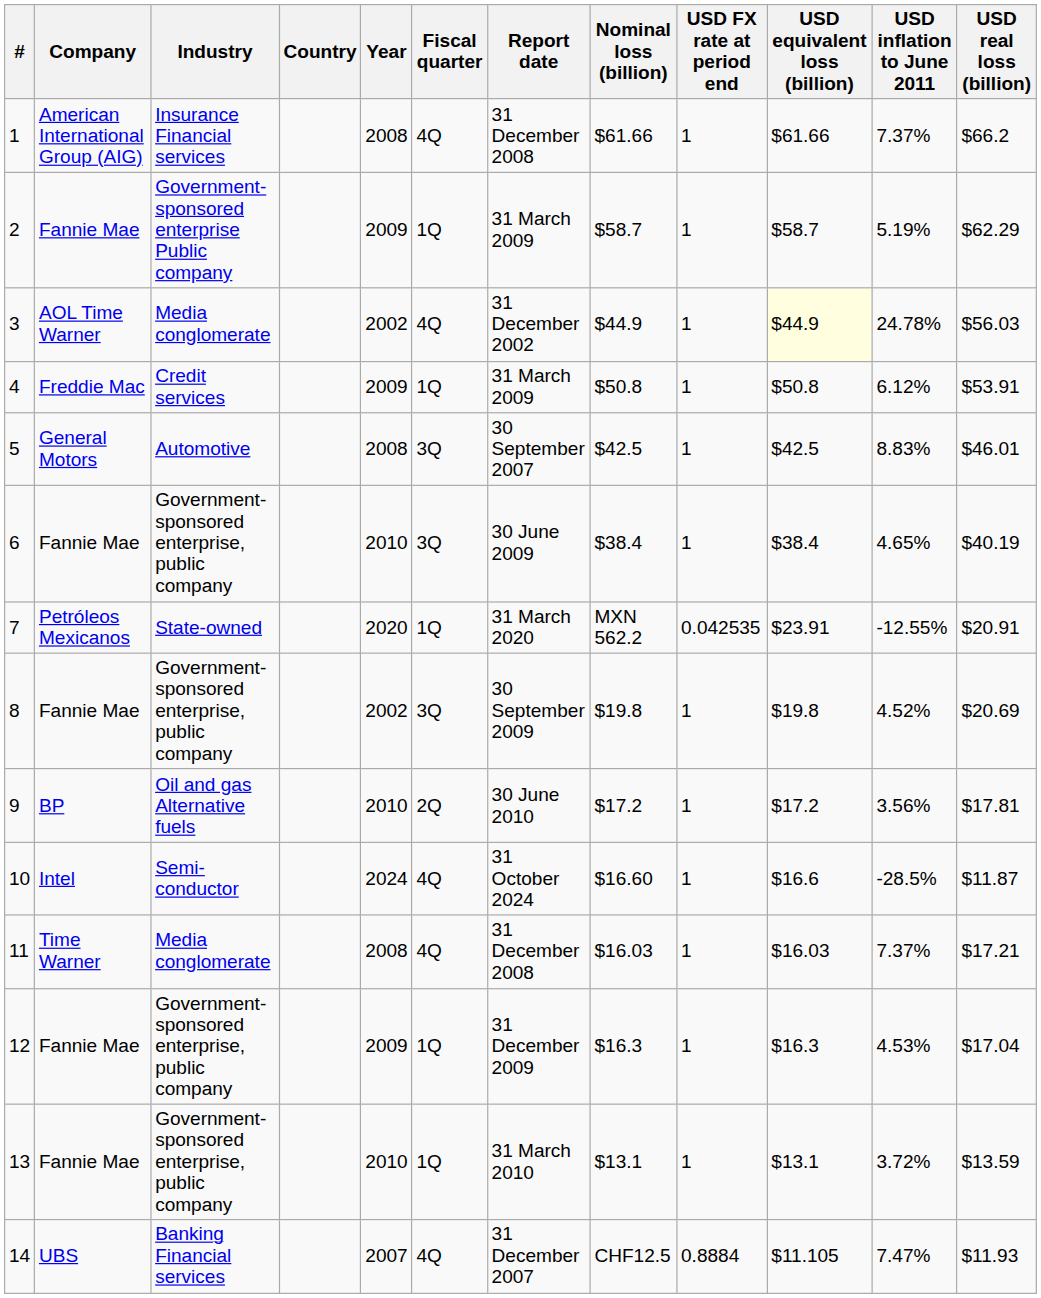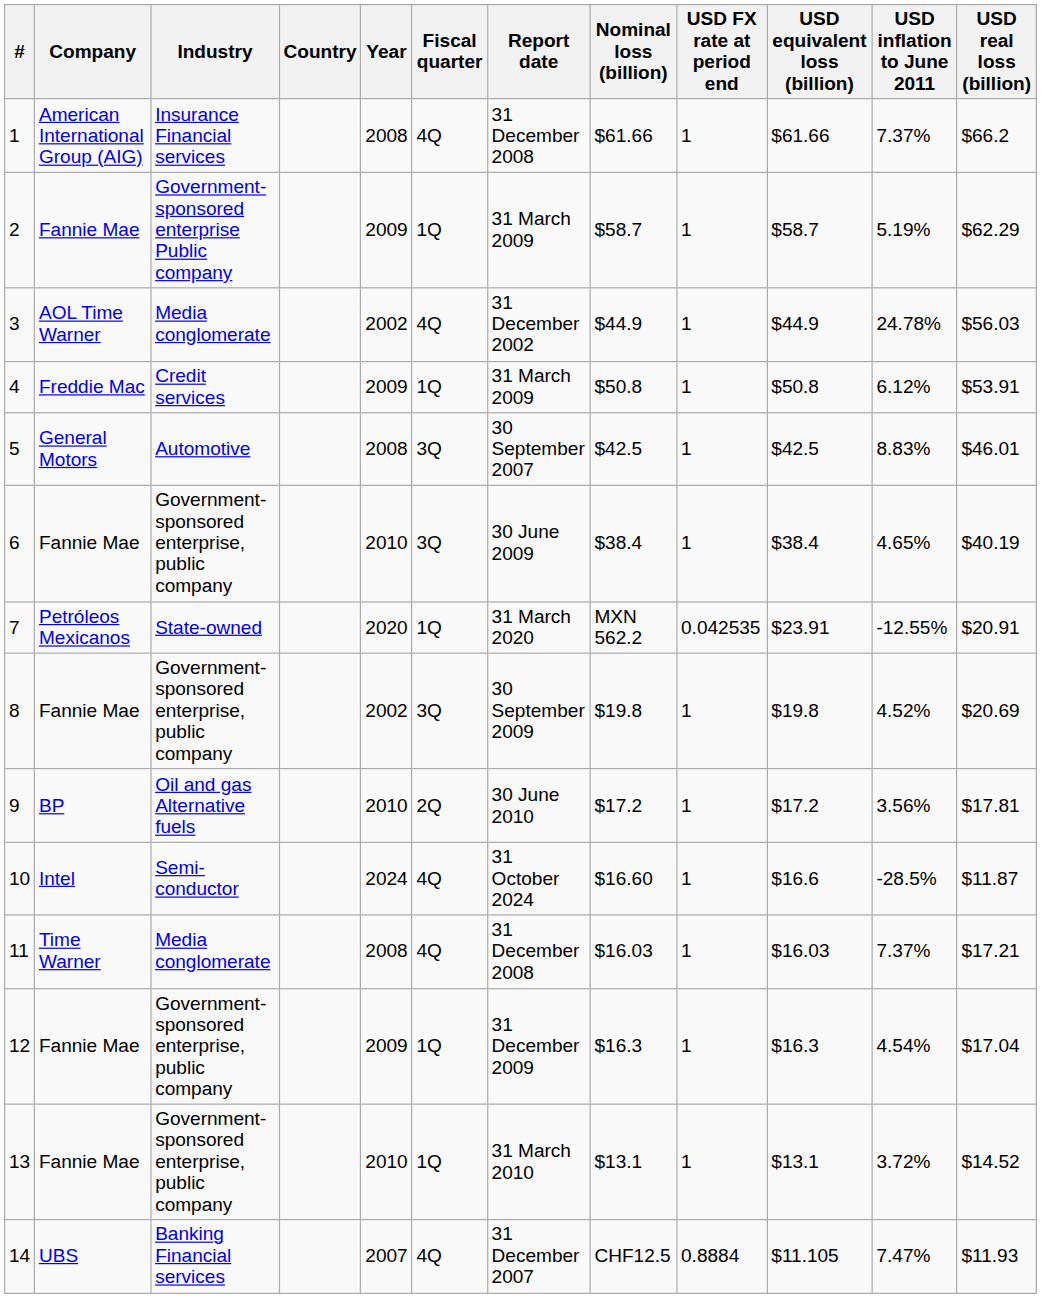(795, 324) lightyellow background -> (795, 324) no background
(903, 1045) 4.53% -> (903, 1045) 4.54%
(991, 1161) $13.59 -> (991, 1161) $14.52
